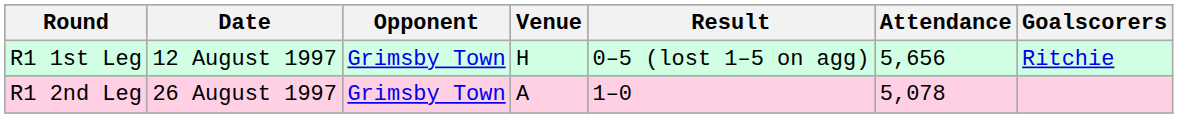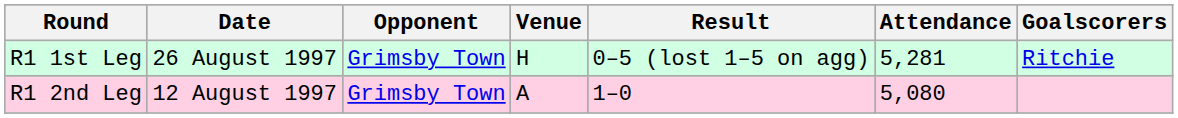(245, 59) 12 August 1997 -> (245, 59) 26 August 1997
(913, 59) 5,656 -> (913, 59) 5,281
(245, 94) 26 August 1997 -> (245, 94) 12 August 1997
(913, 94) 5,078 -> (913, 94) 5,080
